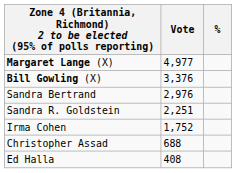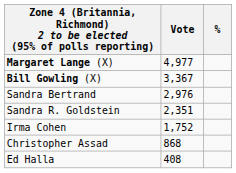(178, 79) 3,376 -> (178, 79) 3,367
(178, 111) 2,251 -> (178, 111) 2,351
(172, 143) 688 -> (172, 143) 868
